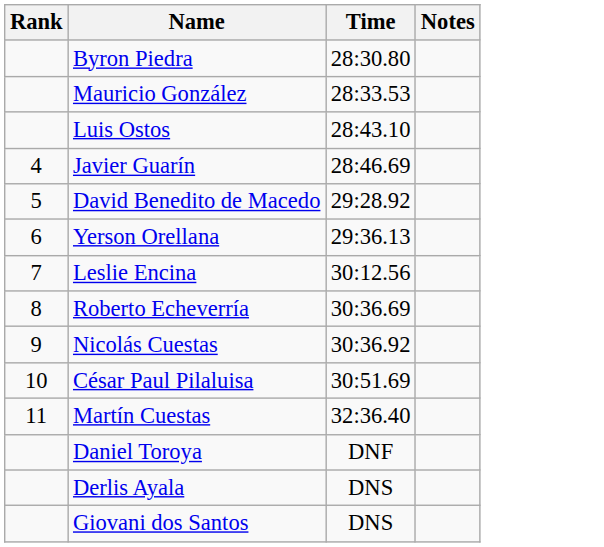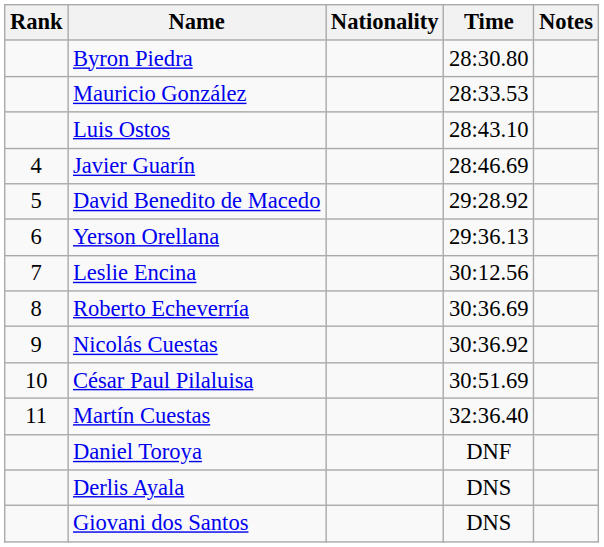+ column: (385, 22)
